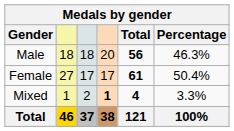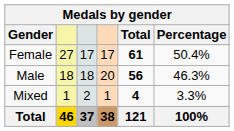rows swapped: (31, 76) <-> (31, 55)
(107, 96) bold -> (107, 96) normal
